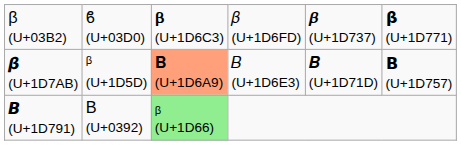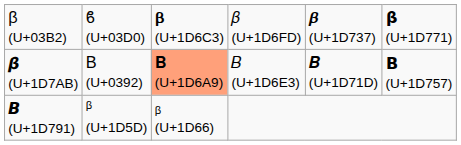(116, 72) ᵝ (U+1D5D) -> (114, 72) Β (U+0392)
(114, 117) Β (U+0392) -> (116, 117) ᵝ (U+1D5D)
(184, 117) lightgreen background -> (184, 117) no background
